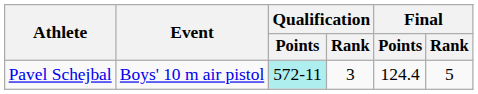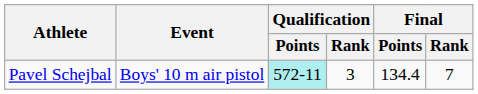(400, 75) 124.4 -> (400, 75) 134.4
(449, 75) 5 -> (449, 75) 7
